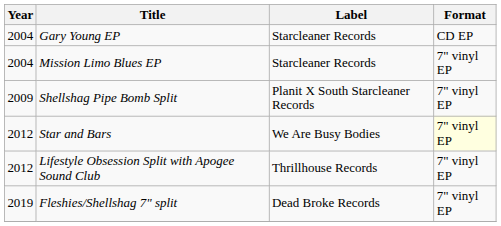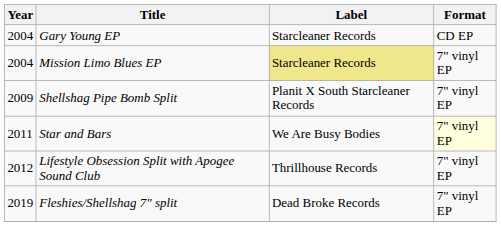(324, 63) no background -> (324, 63) khaki background
(20, 133) 2012 -> (20, 133) 2011
